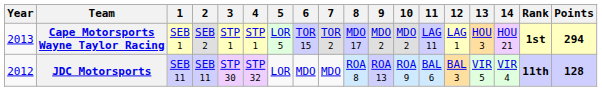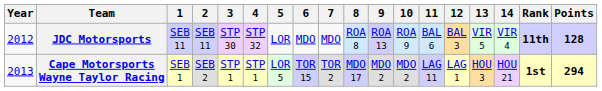rows swapped: (102, 70) <-> (102, 38)
